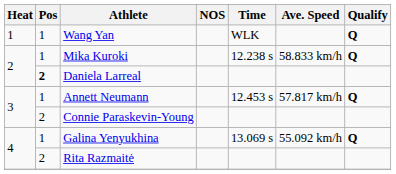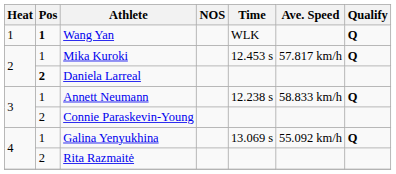(42, 35) normal -> (42, 35) bold
(252, 56) 12.238 s -> (252, 56) 12.453 s
(310, 56) 58.833 km/h -> (310, 56) 57.817 km/h
(252, 97) 12.453 s -> (252, 97) 12.238 s
(310, 97) 57.817 km/h -> (310, 97) 58.833 km/h
